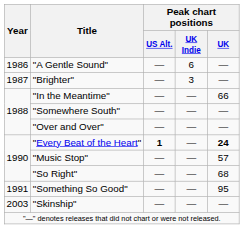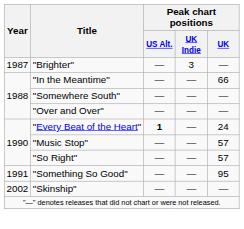- row: (70, 65)
(223, 142) bold -> (223, 127) normal
(223, 173) 68 -> (223, 158) 57
(17, 204) 2003 -> (17, 188) 2002
